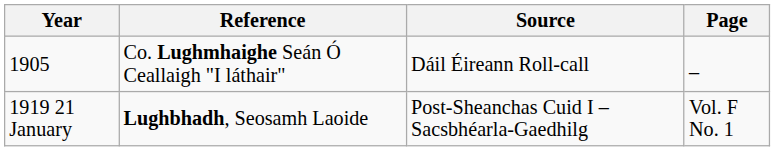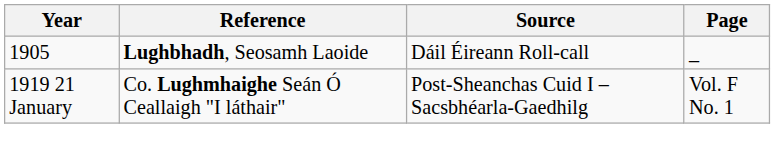(232, 63) Co. Lughmhaighe Seán Ó Ceallaigh "I láthair" -> (246, 52) Lughbhadh, Seosamh Laoide
(246, 118) Lughbhadh, Seosamh Laoide -> (232, 95) Co. Lughmhaighe Seán Ó Ceallaigh "I láthair"
